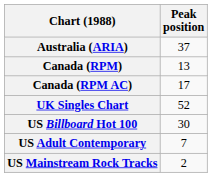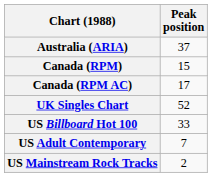(184, 66) 13 -> (184, 66) 15
(184, 124) 30 -> (184, 124) 33
